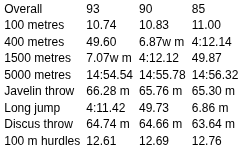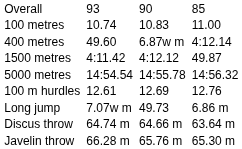(109, 58) 7.07w m -> (106, 58) 4:11.42
rows swapped: (42, 141) <-> (39, 91)
(106, 108) 4:11.42 -> (109, 108) 7.07w m
